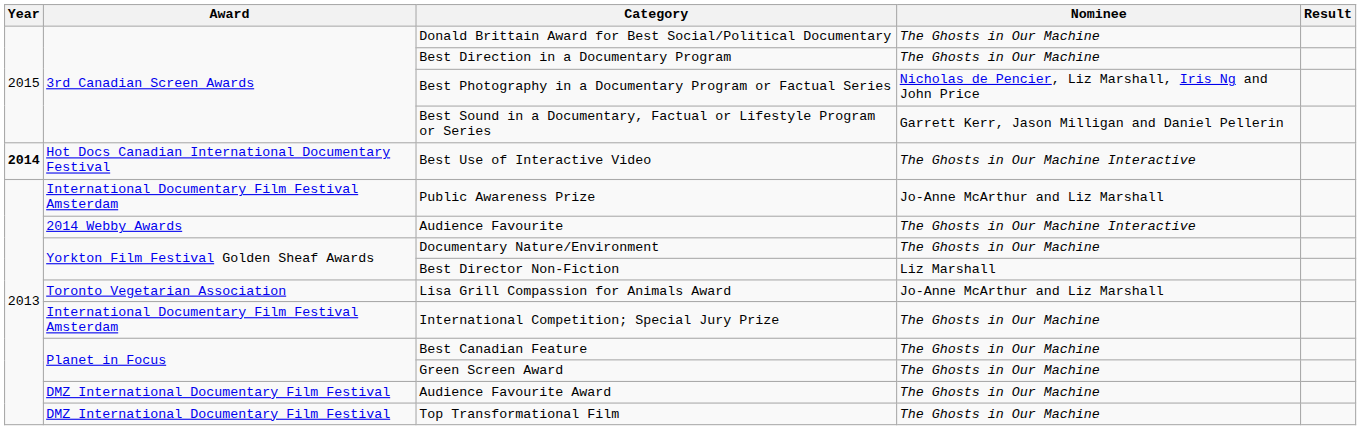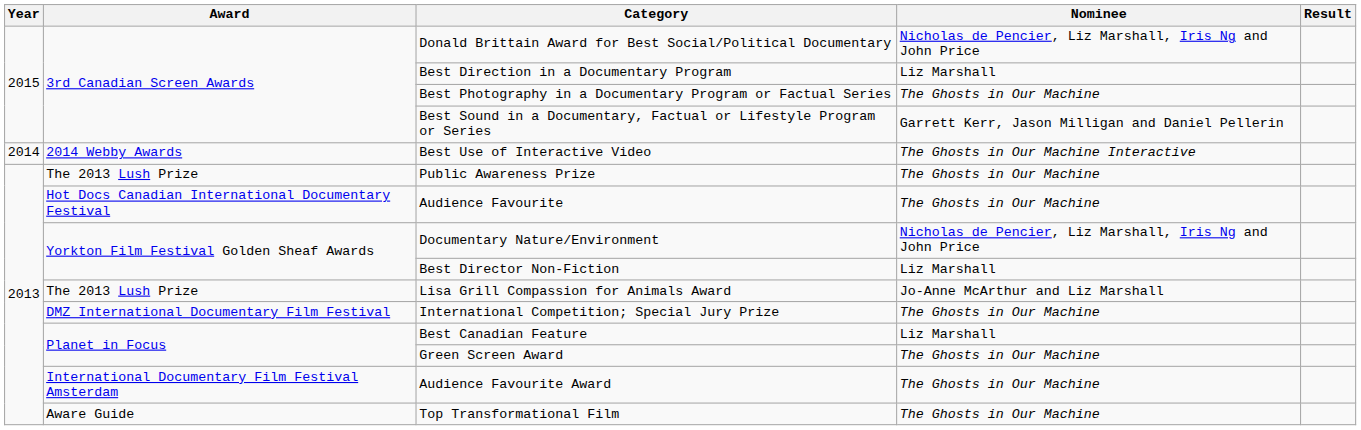(1000, 37) The Ghosts in Our Machine -> (1084, 45) Nicholas de Pencier, Liz Marshall, Iris Ng and John Price
(1000, 59) The Ghosts in Our Machine -> (948, 74) Liz Marshall
(1084, 88) Nicholas de Pencier, Liz Marshall, Iris Ng and John Price -> (1000, 95) The Ghosts in Our Machine
(24, 161) bold -> (24, 154) normal
(218, 161) Hot Docs Canadian International Documentary Festival -> (114, 154) 2014 Webby Awards
(202, 198) International Documentary Film Festival Amsterdam -> (122, 175) The 2013 Lush Prize
(1032, 198) Jo-Anne McArthur and Liz Marshall -> (1000, 175) The Ghosts in Our Machine
(114, 227) 2014 Webby Awards -> (218, 204) Hot Docs Canadian International Documentary Festival
(1048, 227) The Ghosts in Our Machine Interactive -> (1000, 204) The Ghosts in Our Machine
(1000, 248) The Ghosts in Our Machine -> (1084, 241) Nicholas de Pencier, Liz Marshall, Iris Ng and John Price
(166, 291) Toronto Vegetarian Association -> (122, 291) The 2013 Lush Prize
(202, 321) International Documentary Film Festival Amsterdam -> (218, 313) DMZ International Documentary Film Festival
(1000, 350) The Ghosts in Our Machine -> (948, 335) Liz Marshall
(218, 393) DMZ International Documentary Film Festival -> (202, 385) International Documentary Film Festival Amsterdam
(218, 414) DMZ International Documentary Film Festival -> (90, 414) Aware Guide
